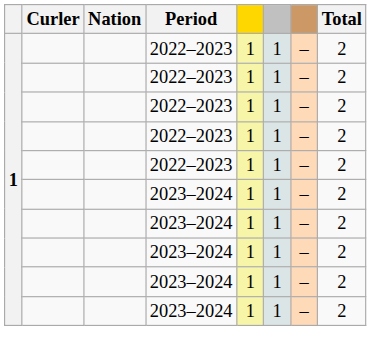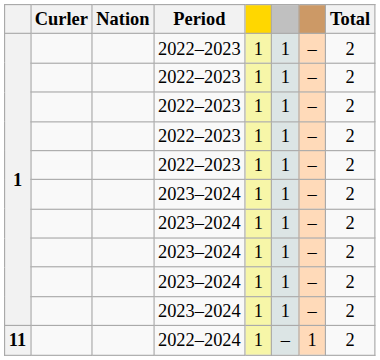+ row: (18, 340)
